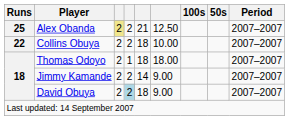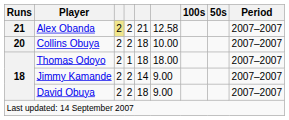(19, 29) 25 -> (19, 29) 21
(166, 29) 12.50 -> (166, 29) 12.58
(19, 45) 22 -> (19, 45) 20
(130, 92) lightblue background -> (130, 92) no background
